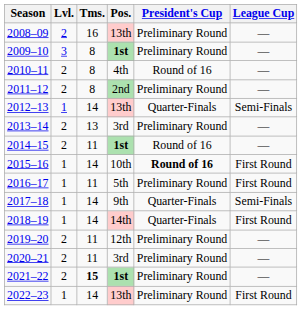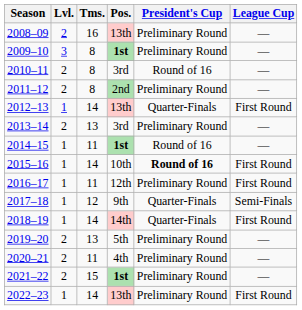(121, 70) 4th -> (121, 70) 3rd
(263, 107) Semi-Finals -> (263, 107) First Round
(64, 145) 2 -> (64, 145) 1
(121, 182) 5th -> (121, 182) 12th
(92, 201) 14 -> (92, 201) 12
(92, 239) 11 -> (92, 239) 13
(121, 239) 12th -> (121, 239) 5th
(121, 257) 3rd -> (121, 257) 4th
(92, 276) bold -> (92, 276) normal
